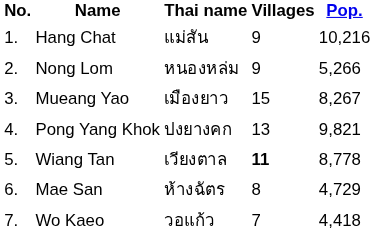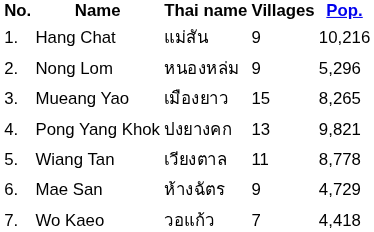(340, 67) 5,266 -> (340, 67) 5,296
(340, 98) 8,267 -> (340, 98) 8,265
(260, 159) bold -> (260, 159) normal
(256, 189) 8 -> (256, 189) 9
